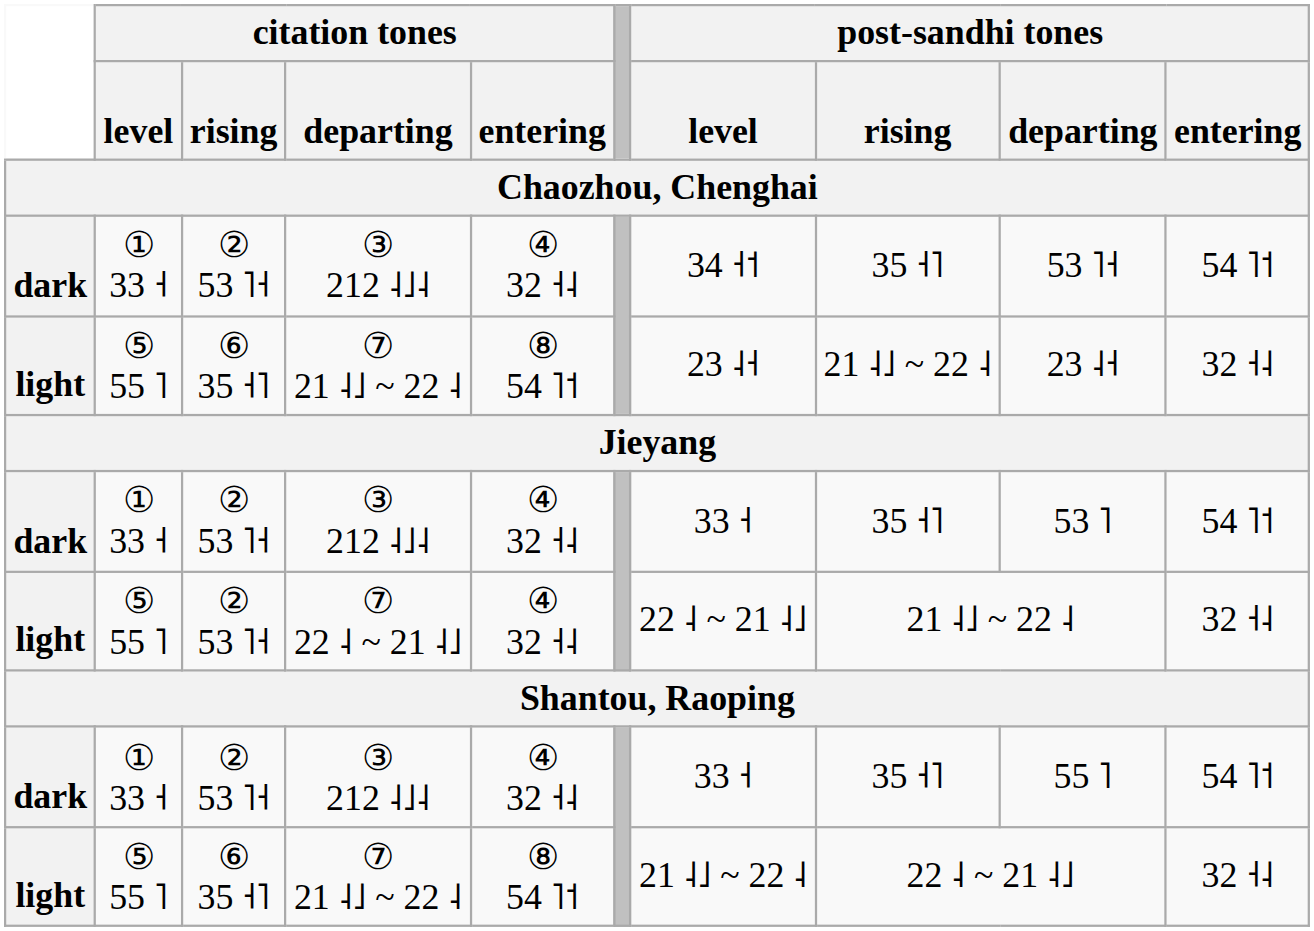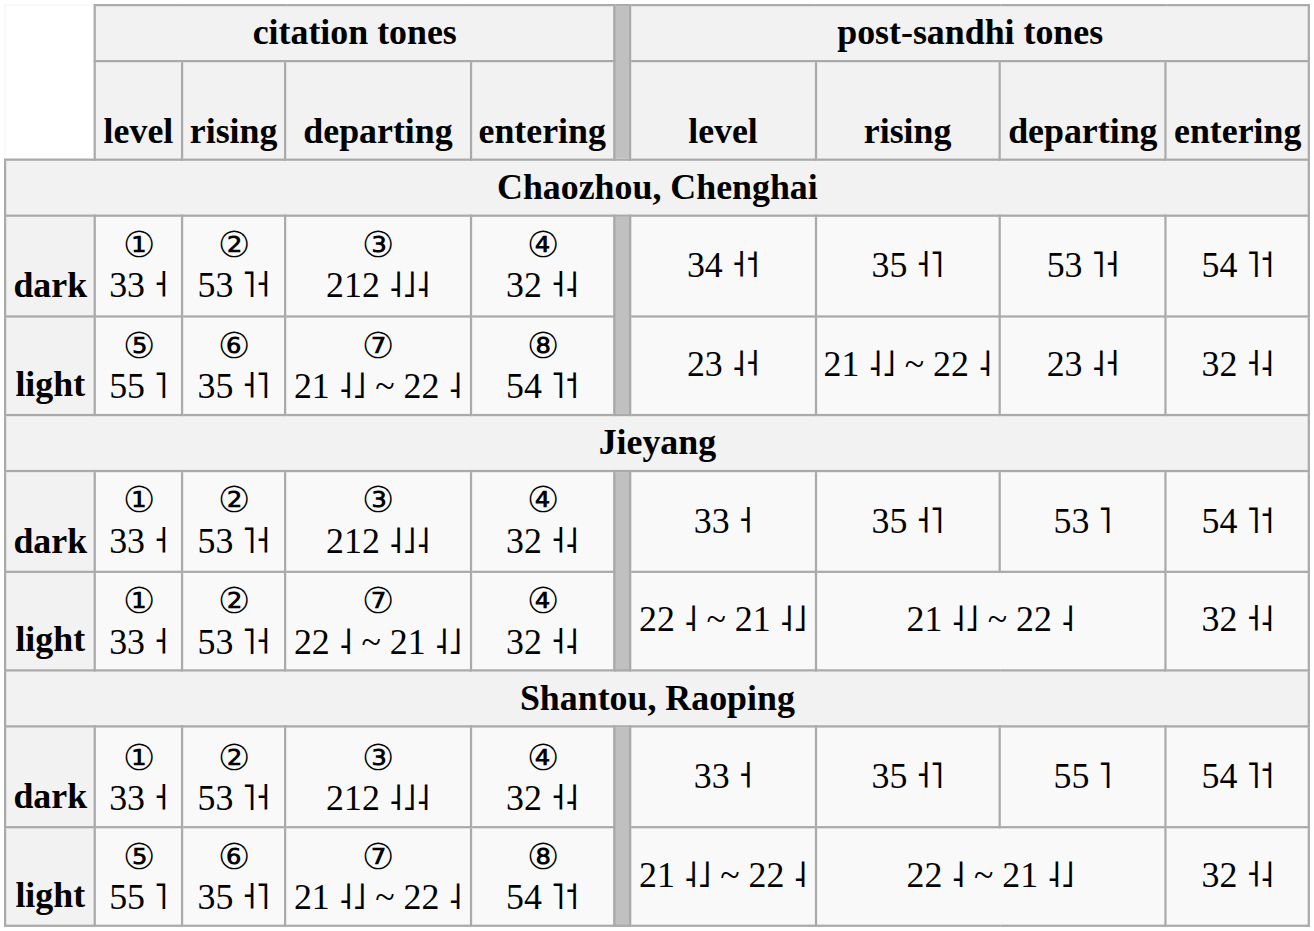(138, 621) ⑤ 55 ˥ -> (138, 621) ① 33 ˧
